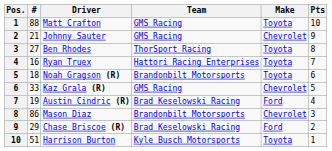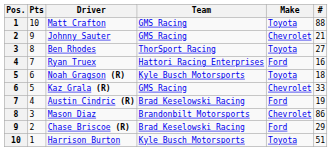columns swapped: (34, 11) <-> (318, 11)
(278, 63) Toyota -> (278, 63) Ford
(189, 76) Brandonbilt Motorsports -> (192, 76) Kyle Busch Motorsports
